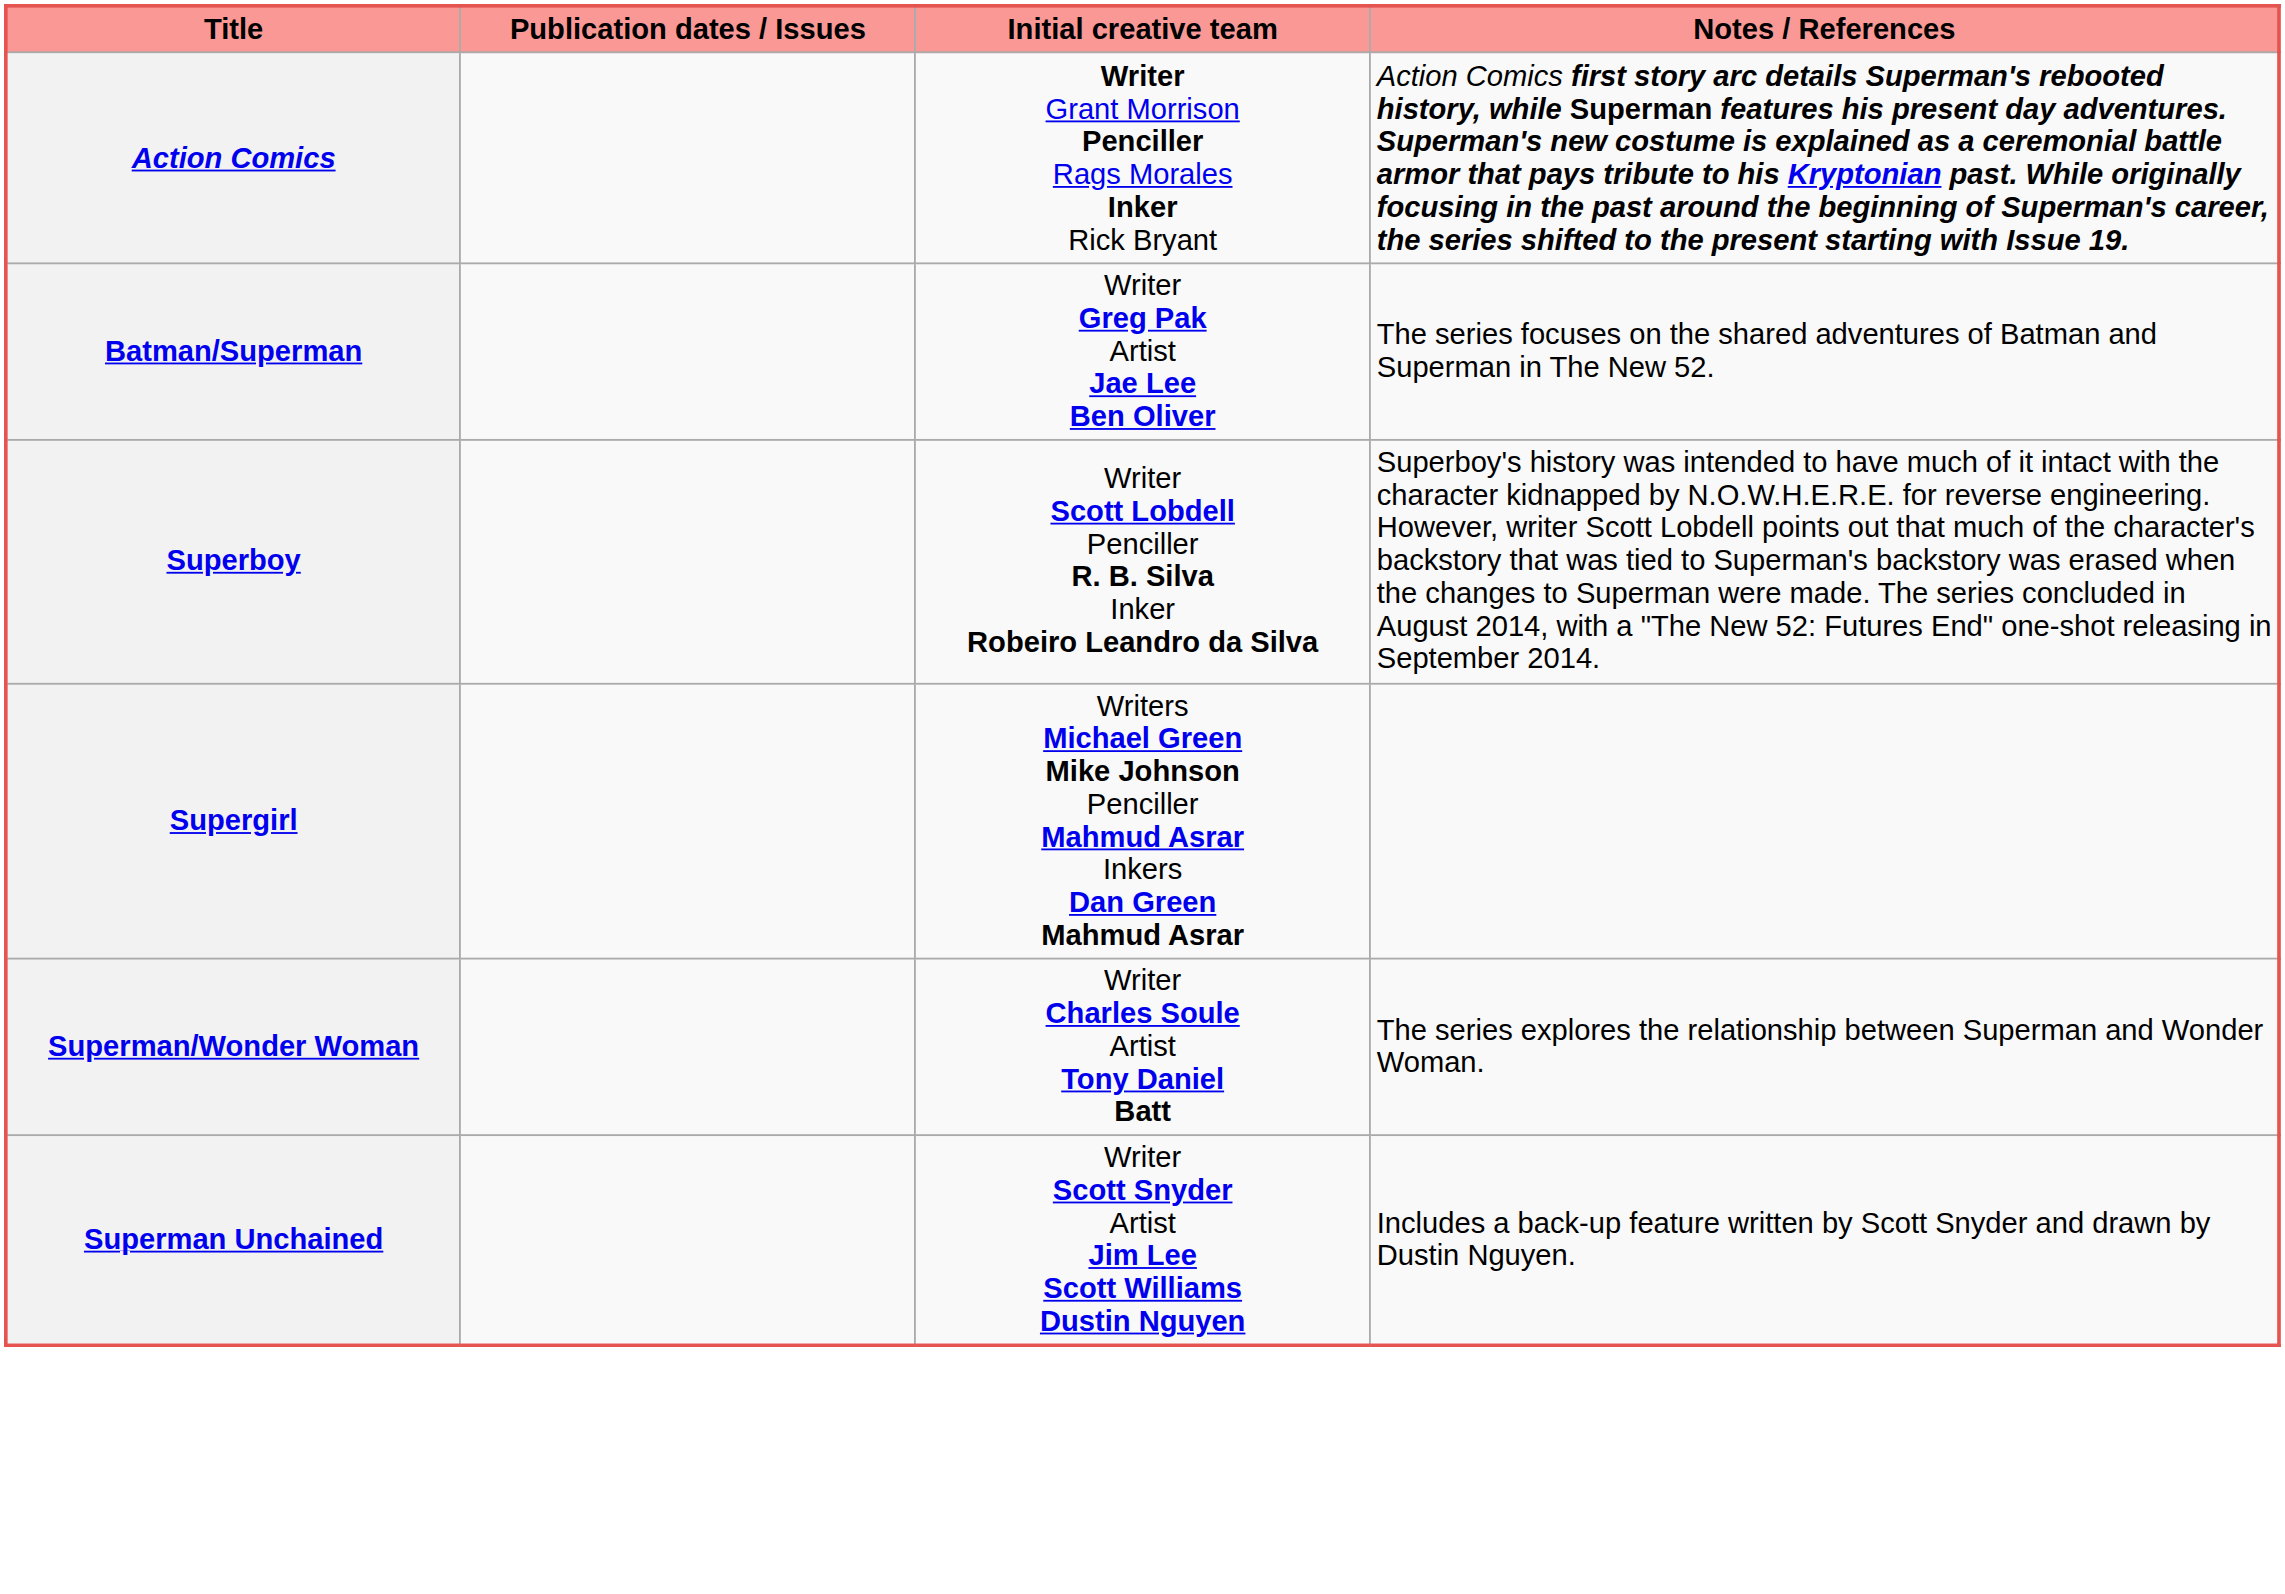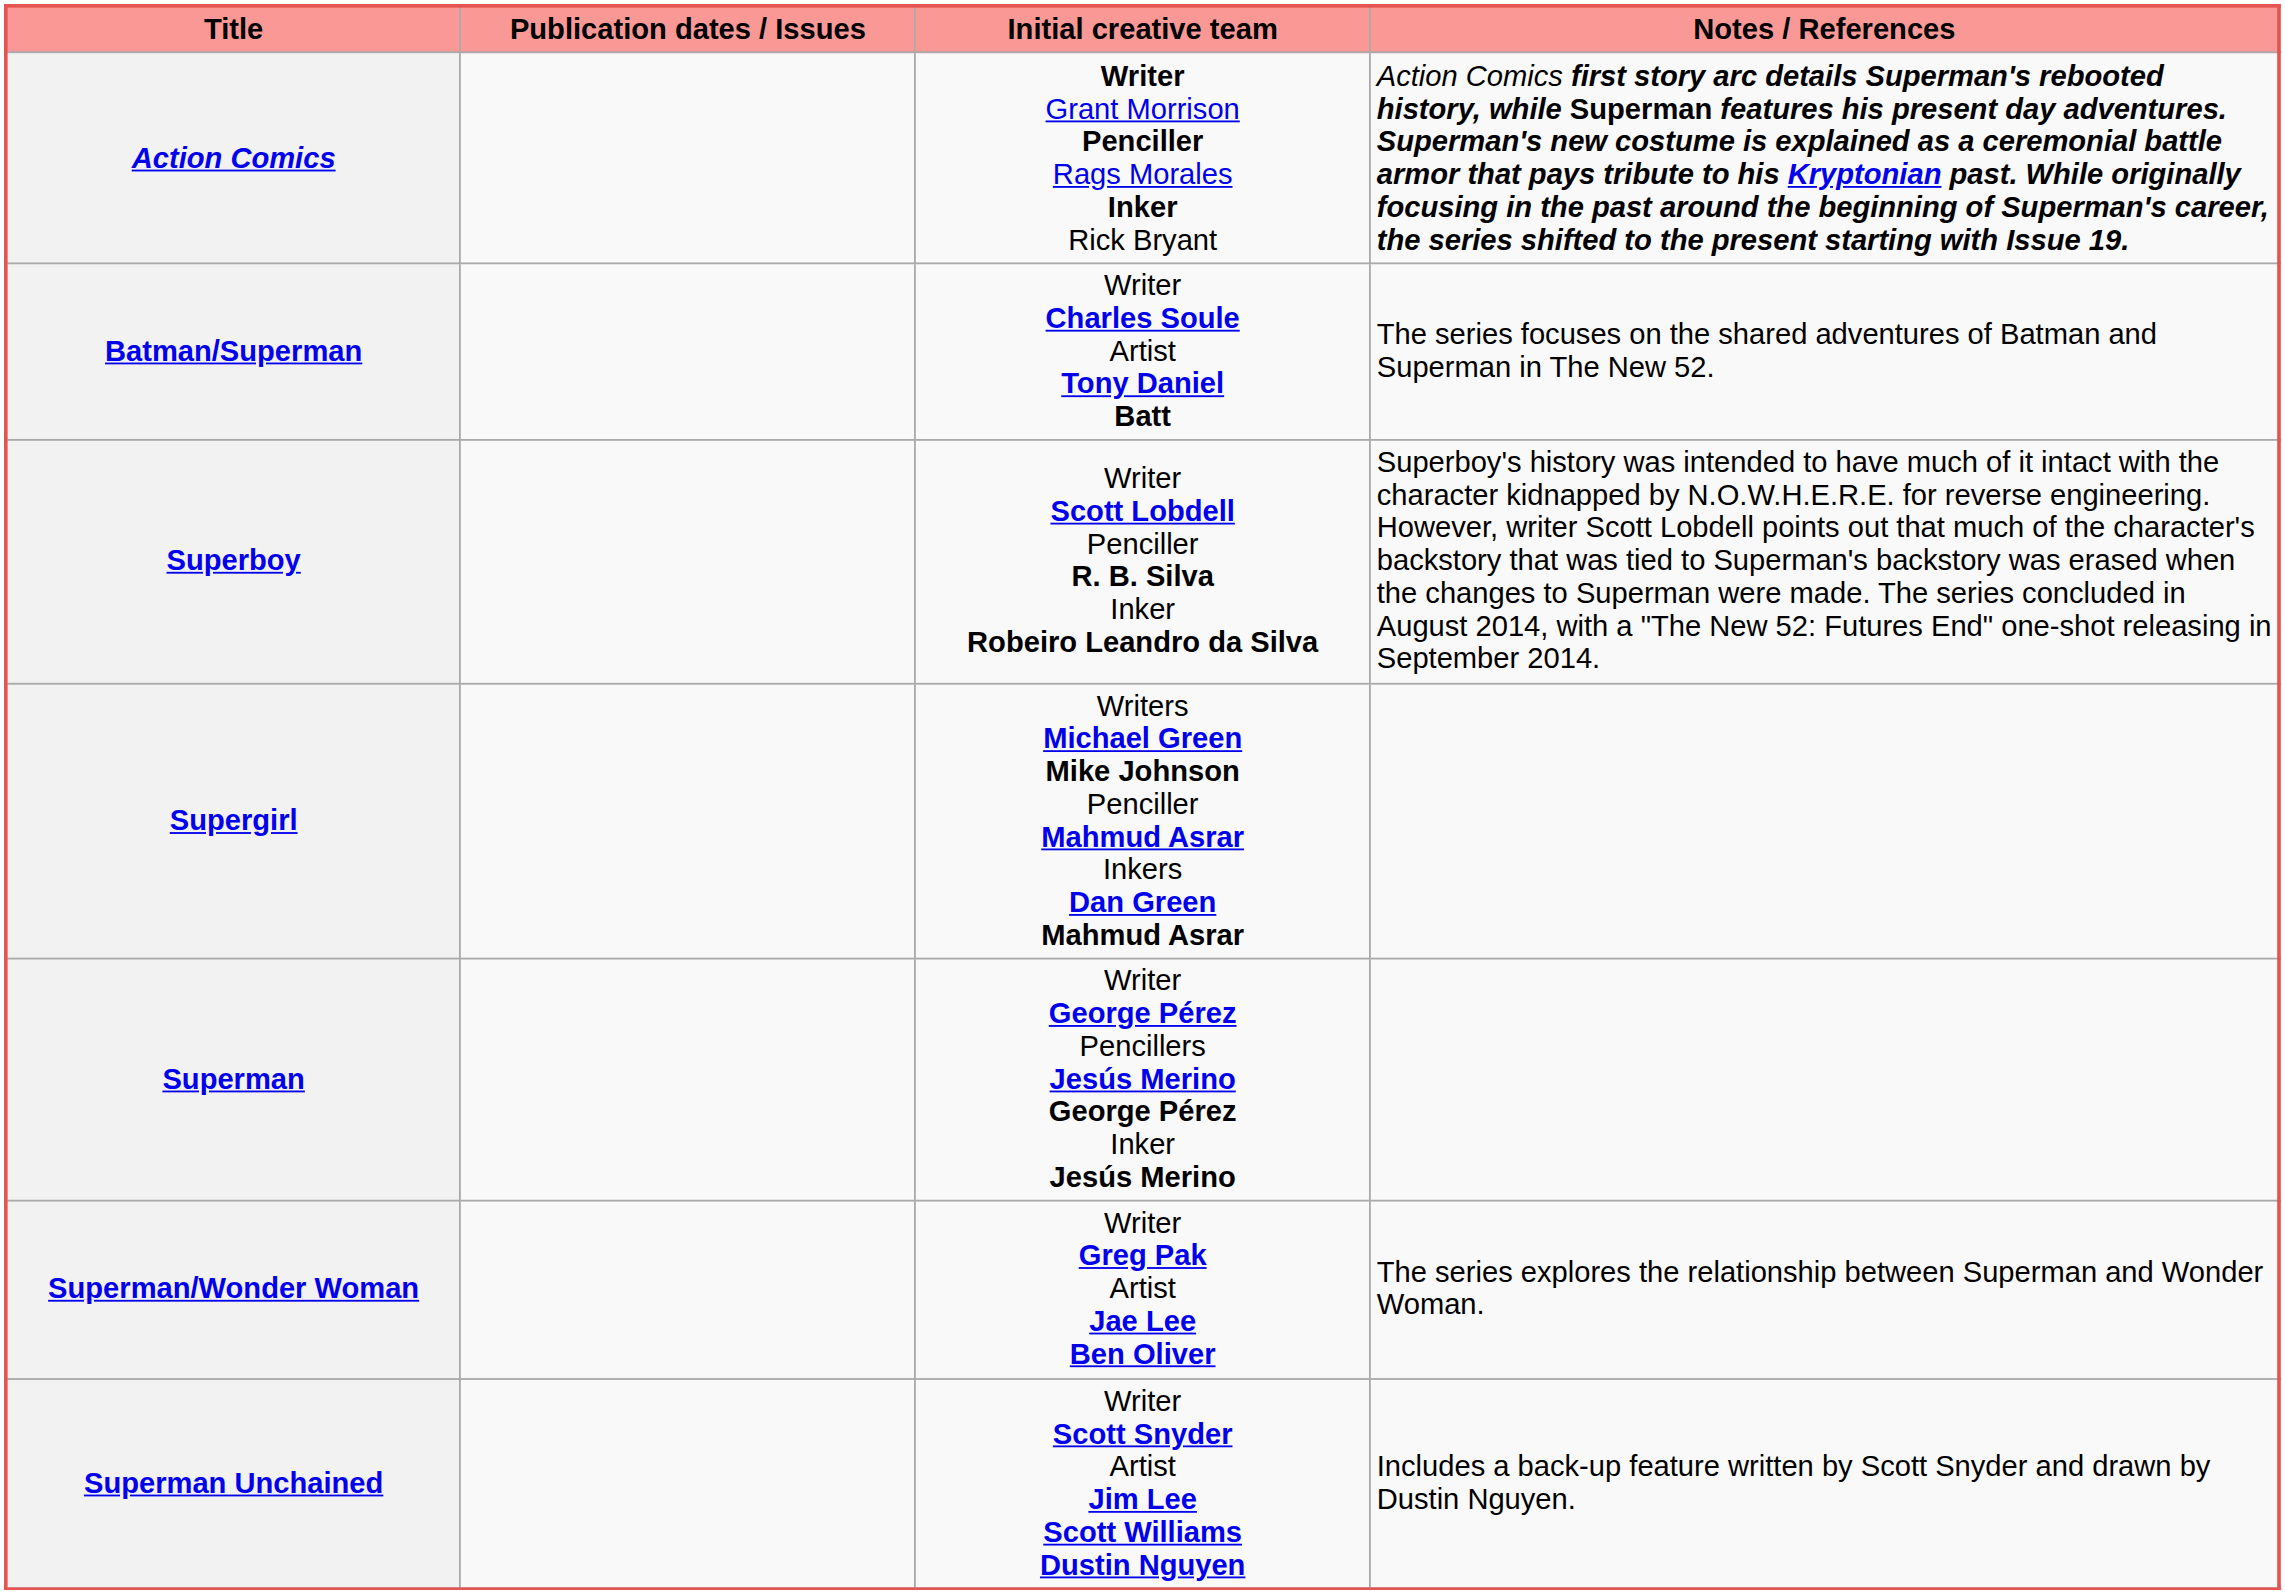(1143, 351) Writer Greg Pak Artist Jae Lee Ben Oliver -> (1143, 351) Writer Charles Soule Artist Tony Daniel Batt
+ row: (234, 1079)
(1143, 1046) Writer Charles Soule Artist Tony Daniel Batt -> (1143, 1289) Writer Greg Pak Artist Jae Lee Ben Oliver
